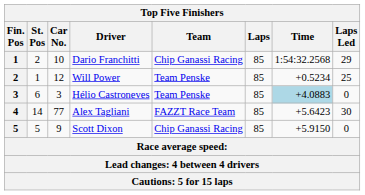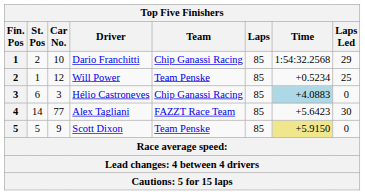(182, 94) Team Penske -> (199, 94) Chip Ganassi Racing
(199, 129) Chip Ganassi Racing -> (182, 129) Team Penske
(313, 129) no background -> (313, 129) khaki background
